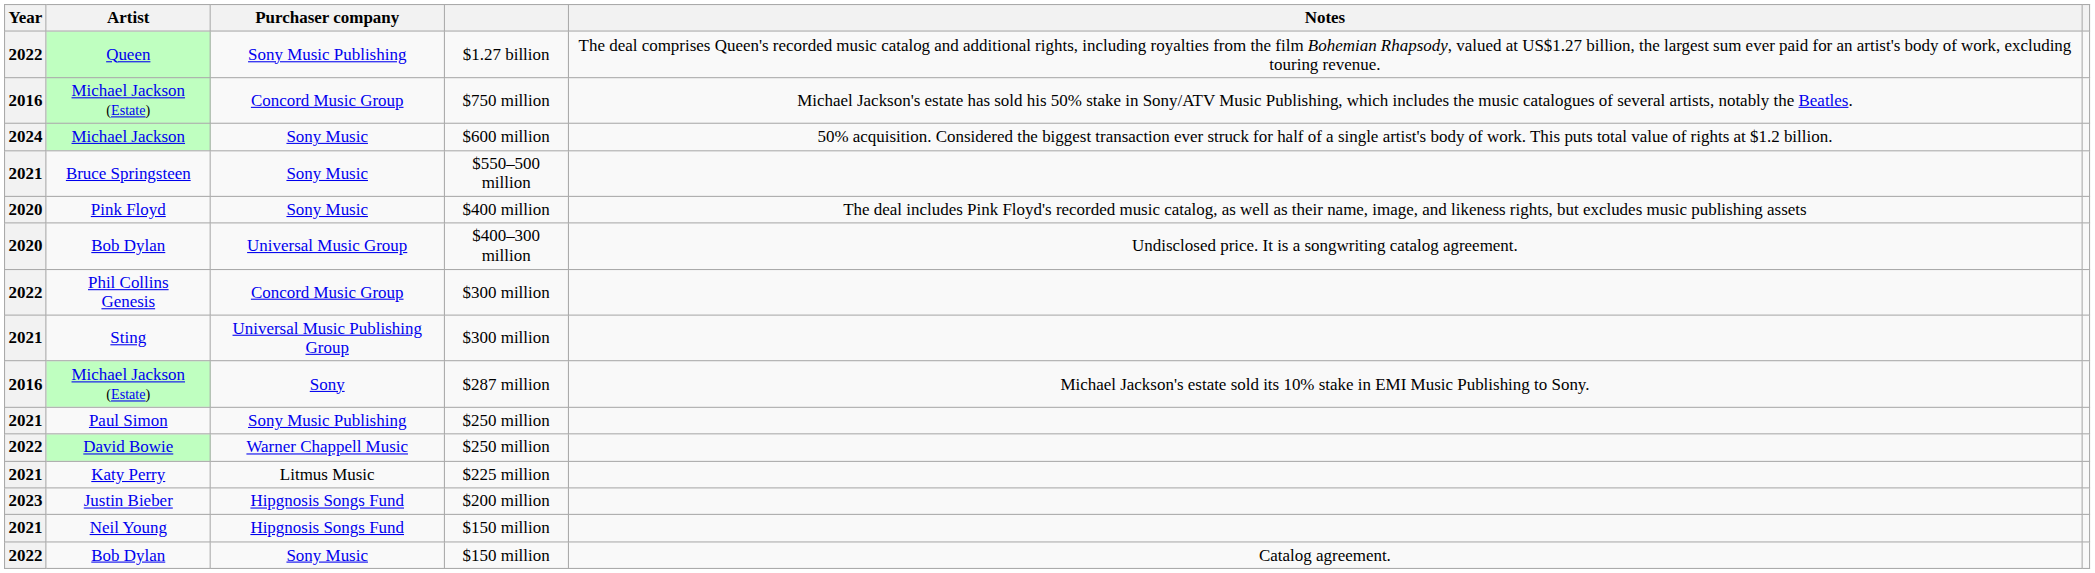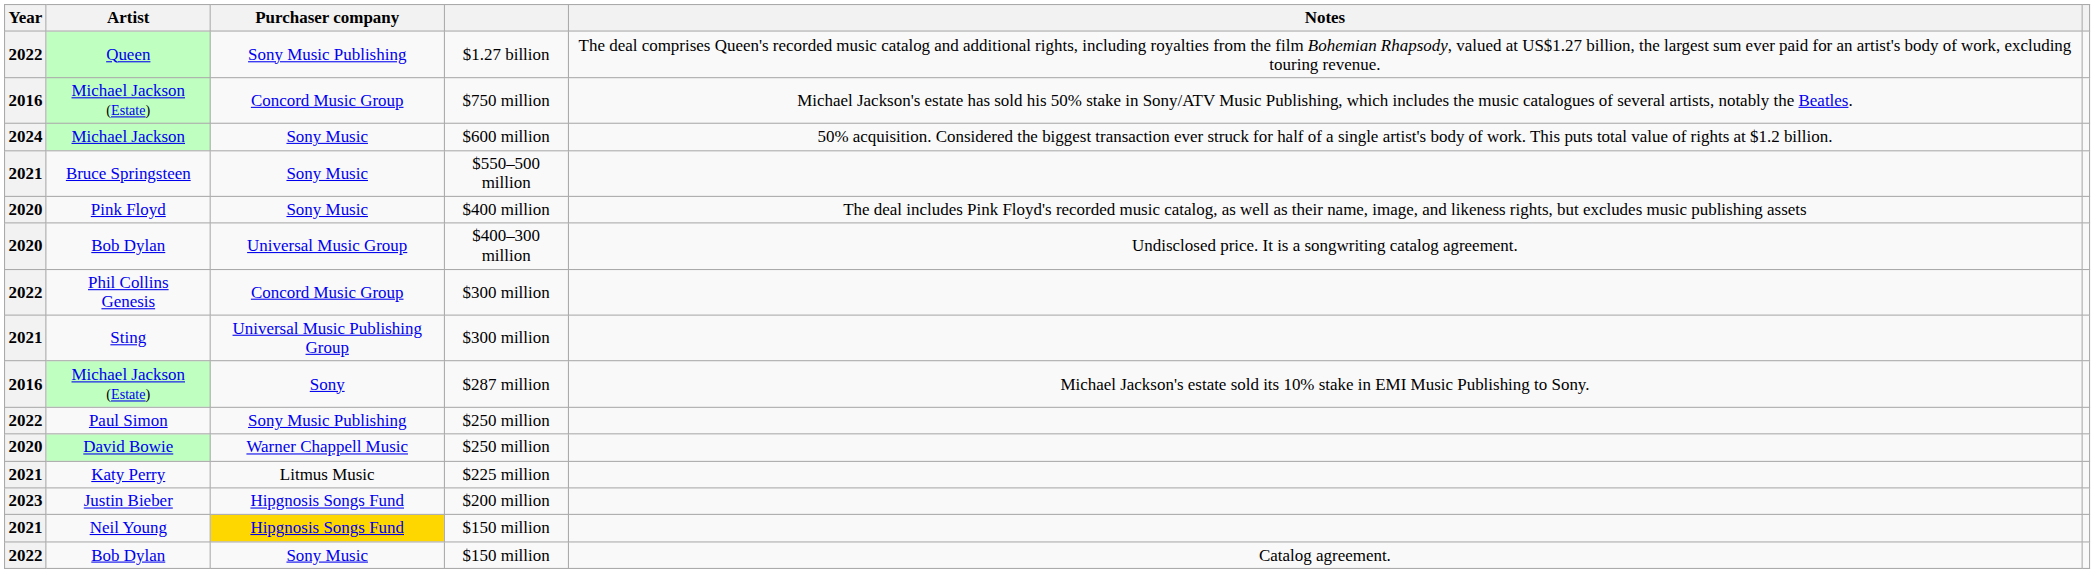(25, 420) 2021 -> (25, 420) 2022
(25, 447) 2022 -> (25, 447) 2020
(327, 528) no background -> (327, 528) gold background
